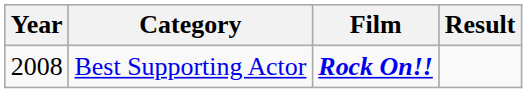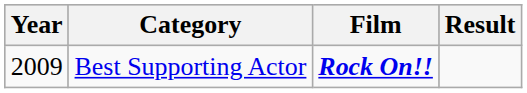(37, 66) 2008 -> (37, 66) 2009
